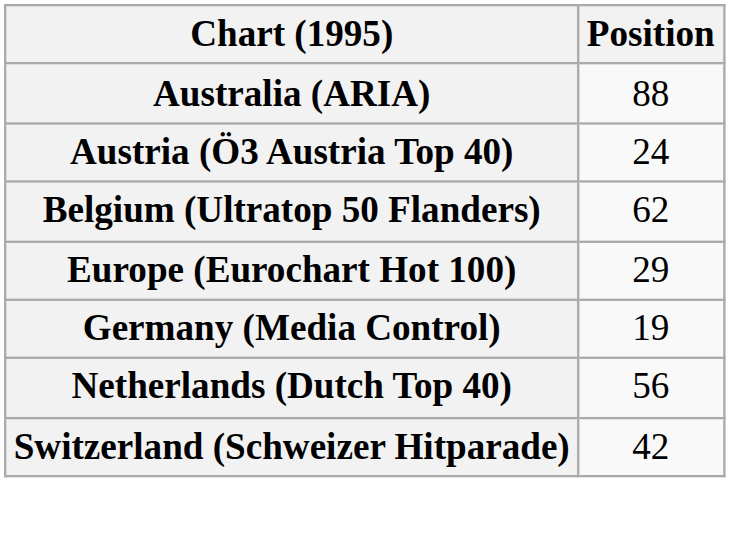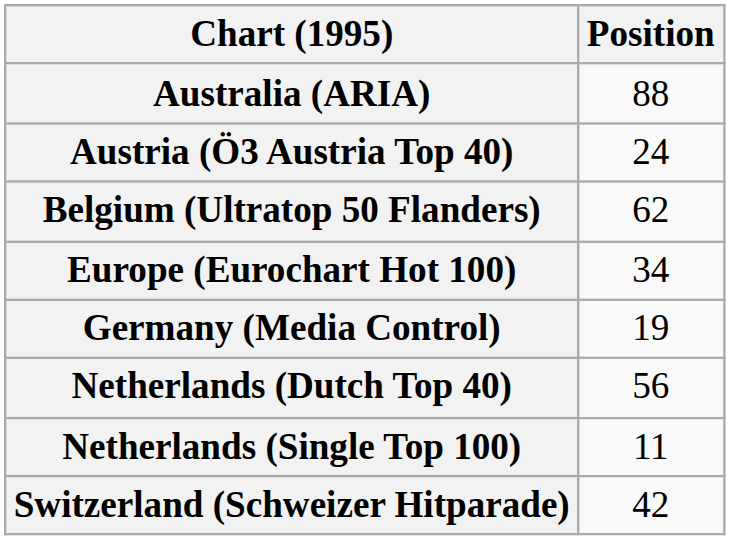(651, 269) 29 -> (651, 269) 34
+ row: (292, 446)
